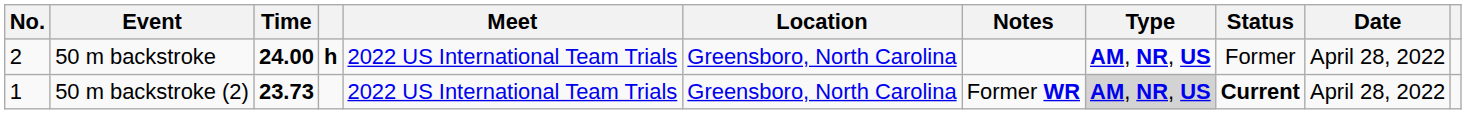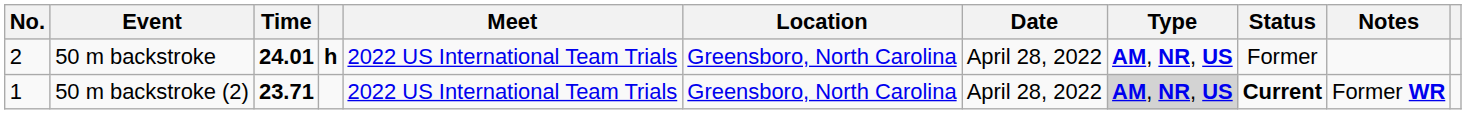columns swapped: (1378, 21) <-> (1023, 21)
(286, 56) 24.00 -> (286, 56) 24.01
(286, 91) 23.73 -> (286, 91) 23.71
